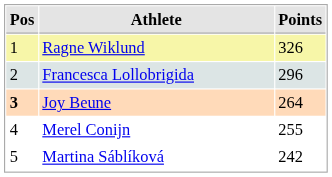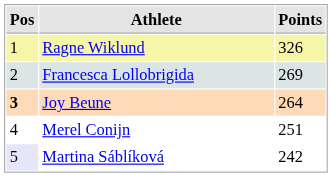(291, 75) 296 -> (291, 75) 269
(291, 129) 255 -> (291, 129) 251
(14, 157) no background -> (14, 157) lavender background
